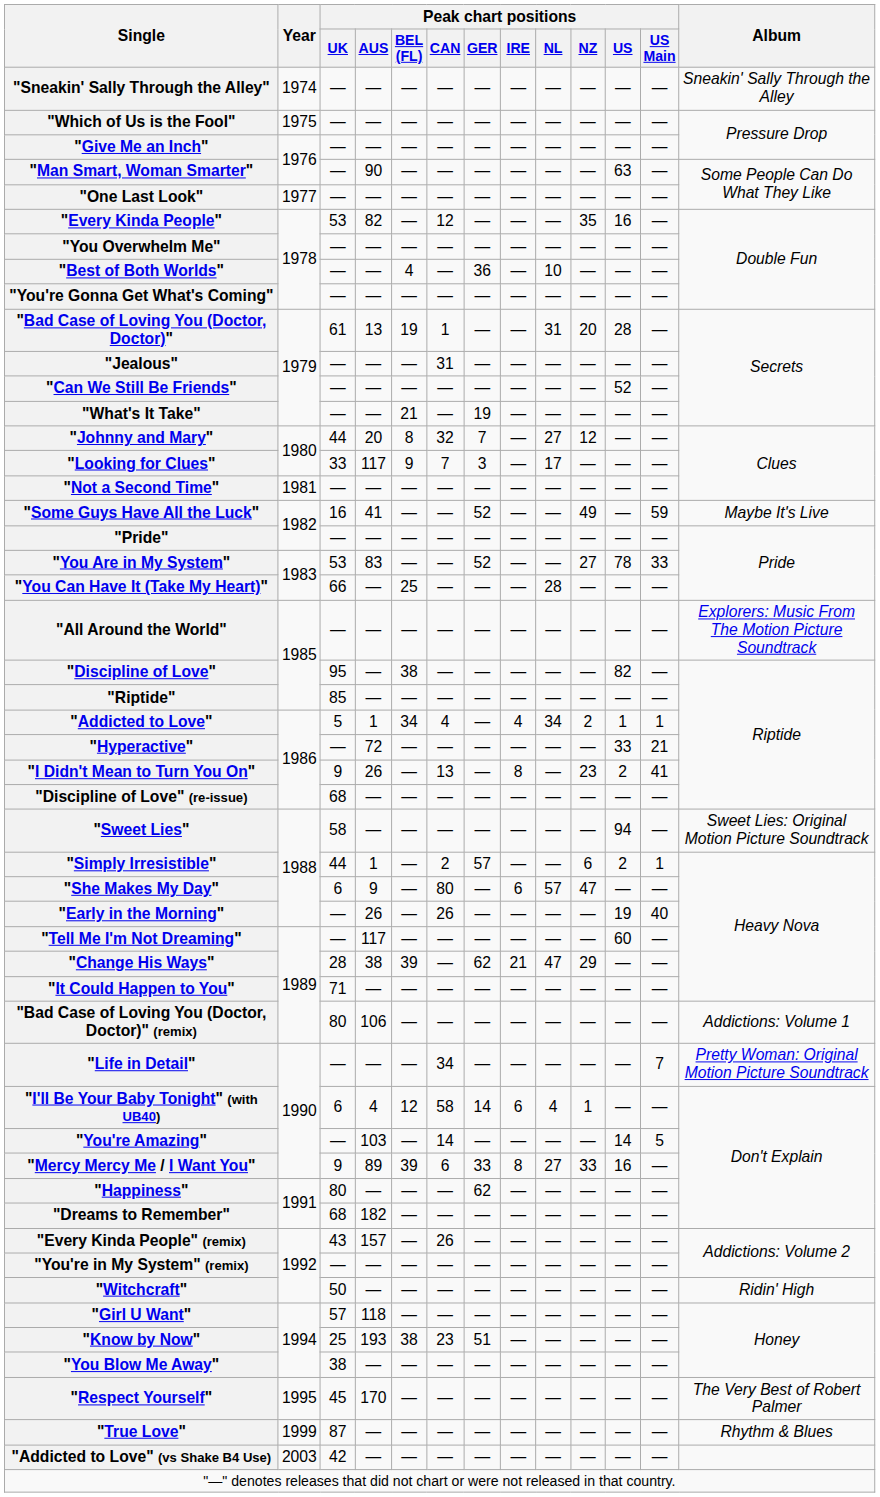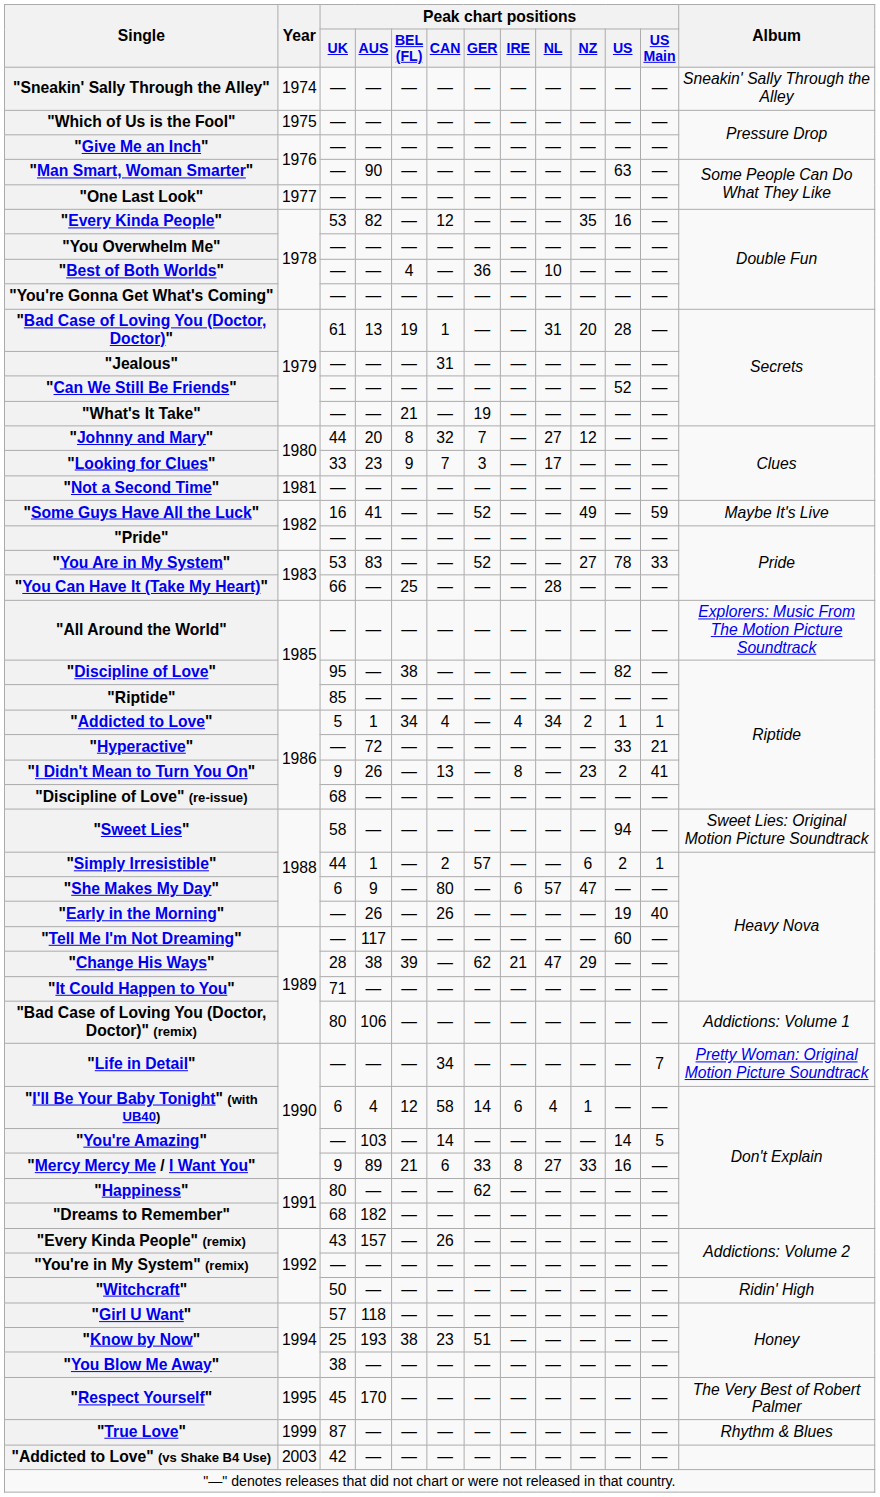(373, 463) 117 -> (373, 463) 23
(409, 1165) 39 -> (409, 1165) 21
